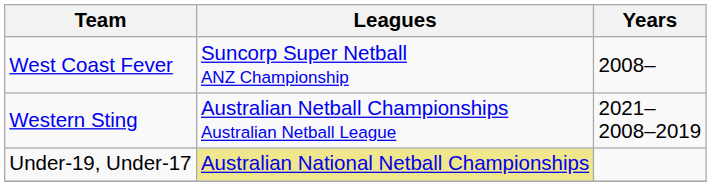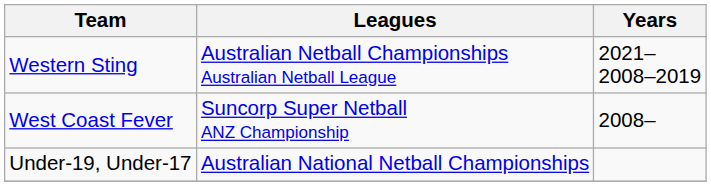rows swapped: (91, 64) <-> (73, 120)
(395, 164) khaki background -> (395, 164) no background
